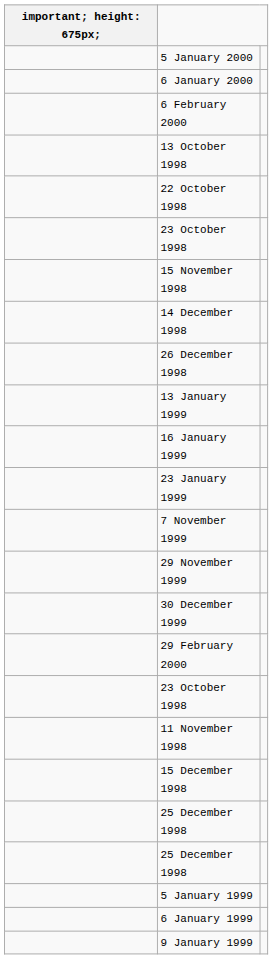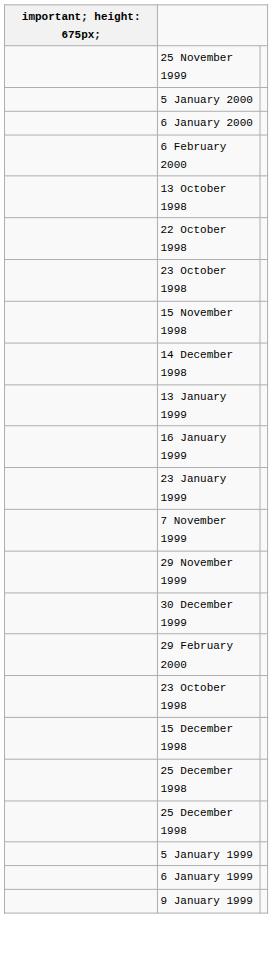+ row: (81, 67)
- row: (81, 364)
- row: (81, 738)
